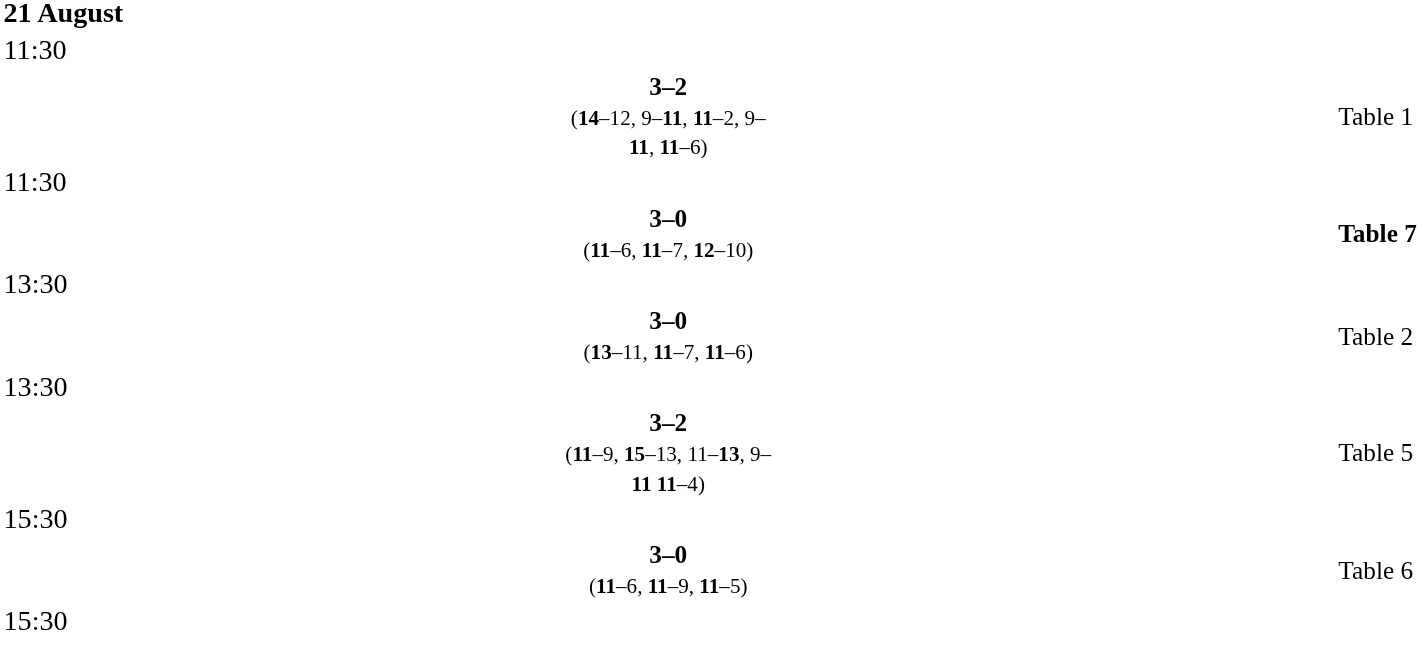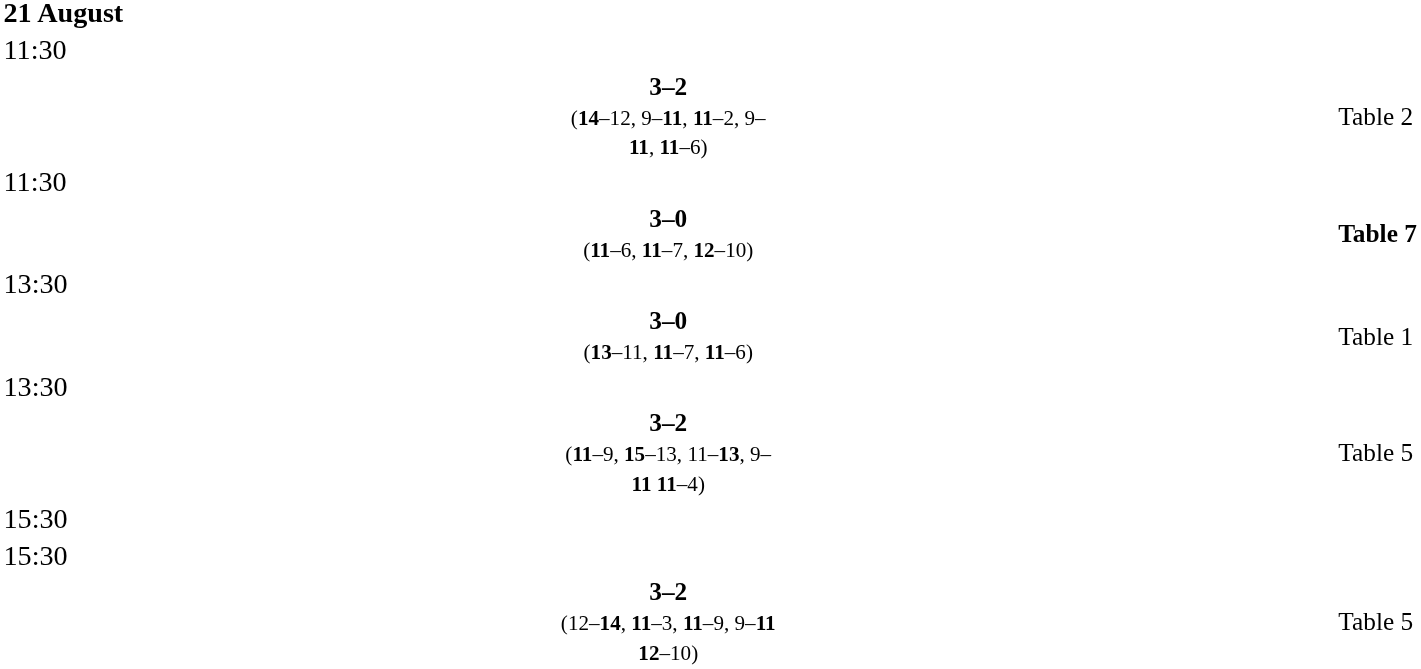(1376, 116) Table 1 -> (1376, 116) Table 2
(1376, 335) Table 2 -> (1376, 335) Table 1
- row: (279, 570)
+ row: (279, 622)
